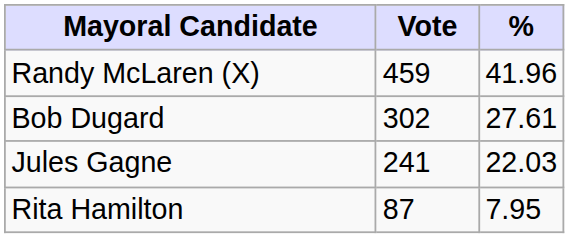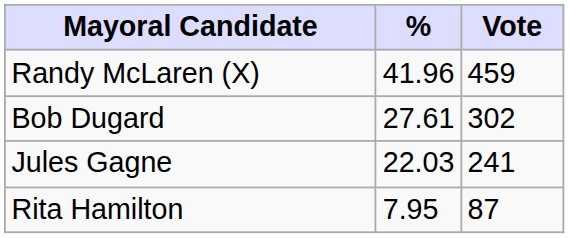columns swapped: (427, 27) <-> (521, 27)
